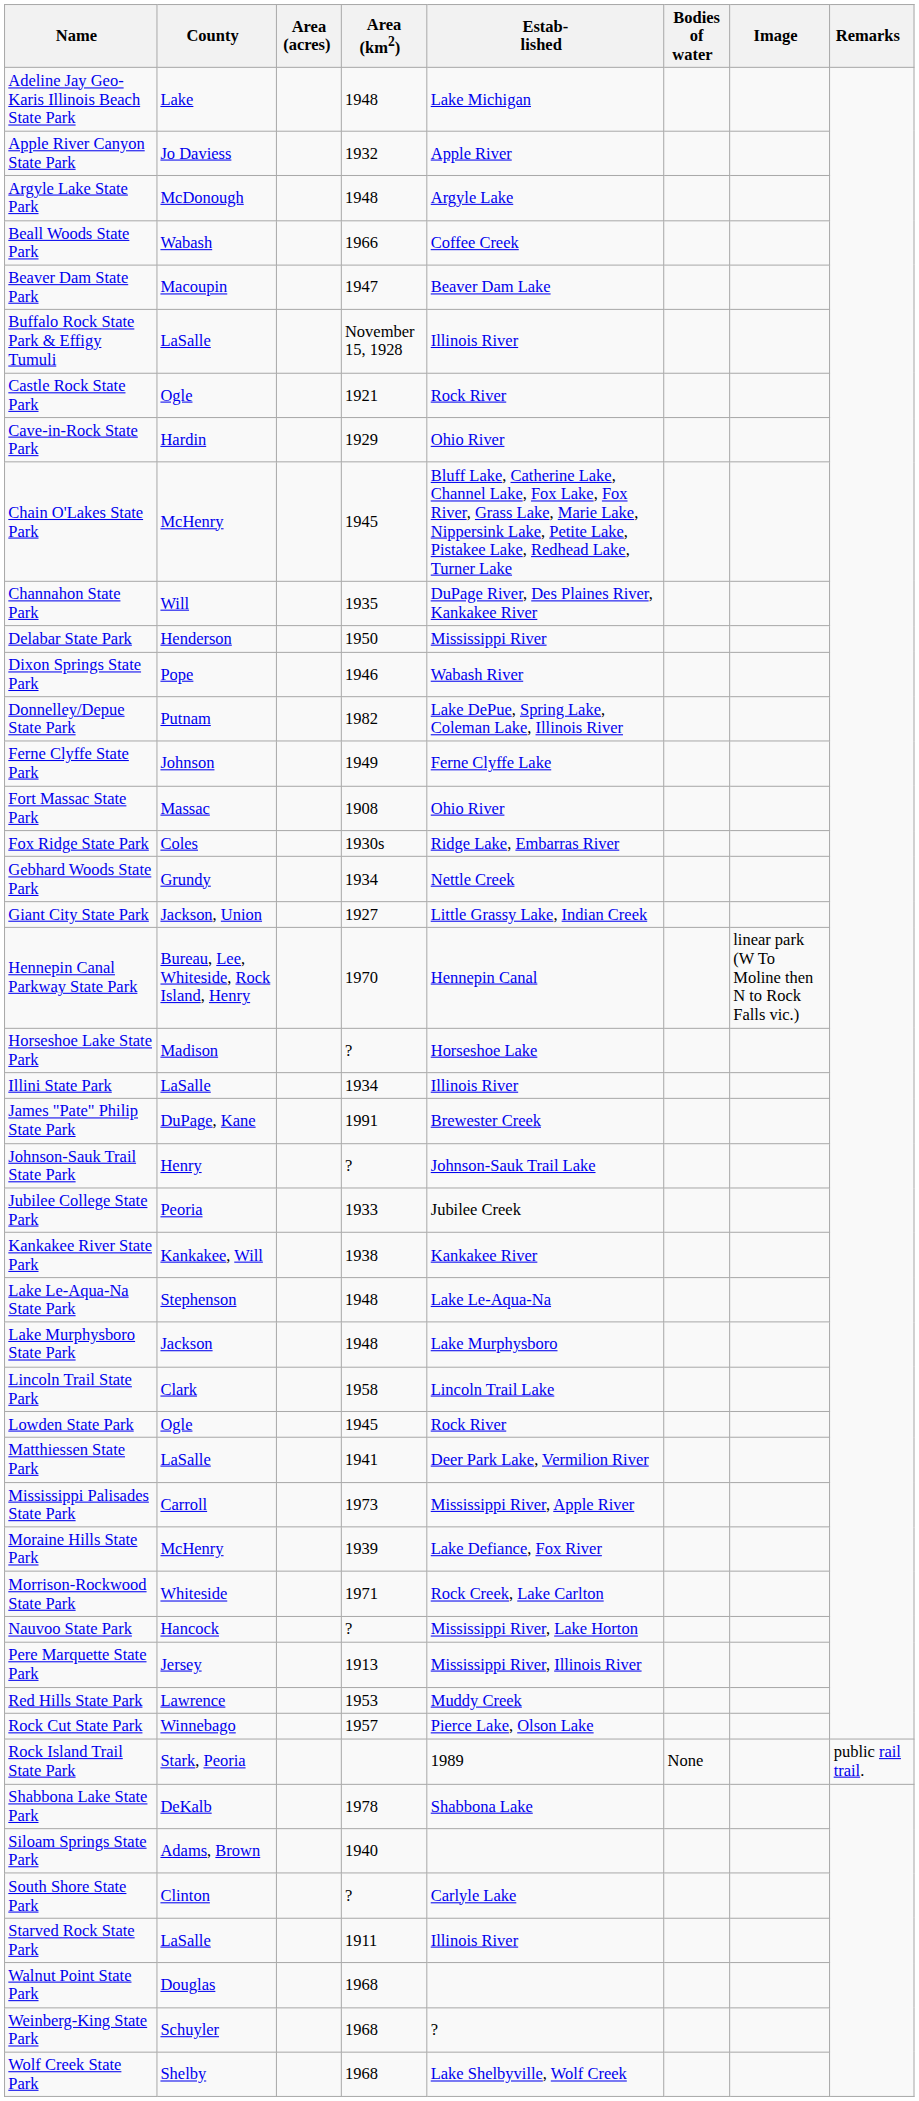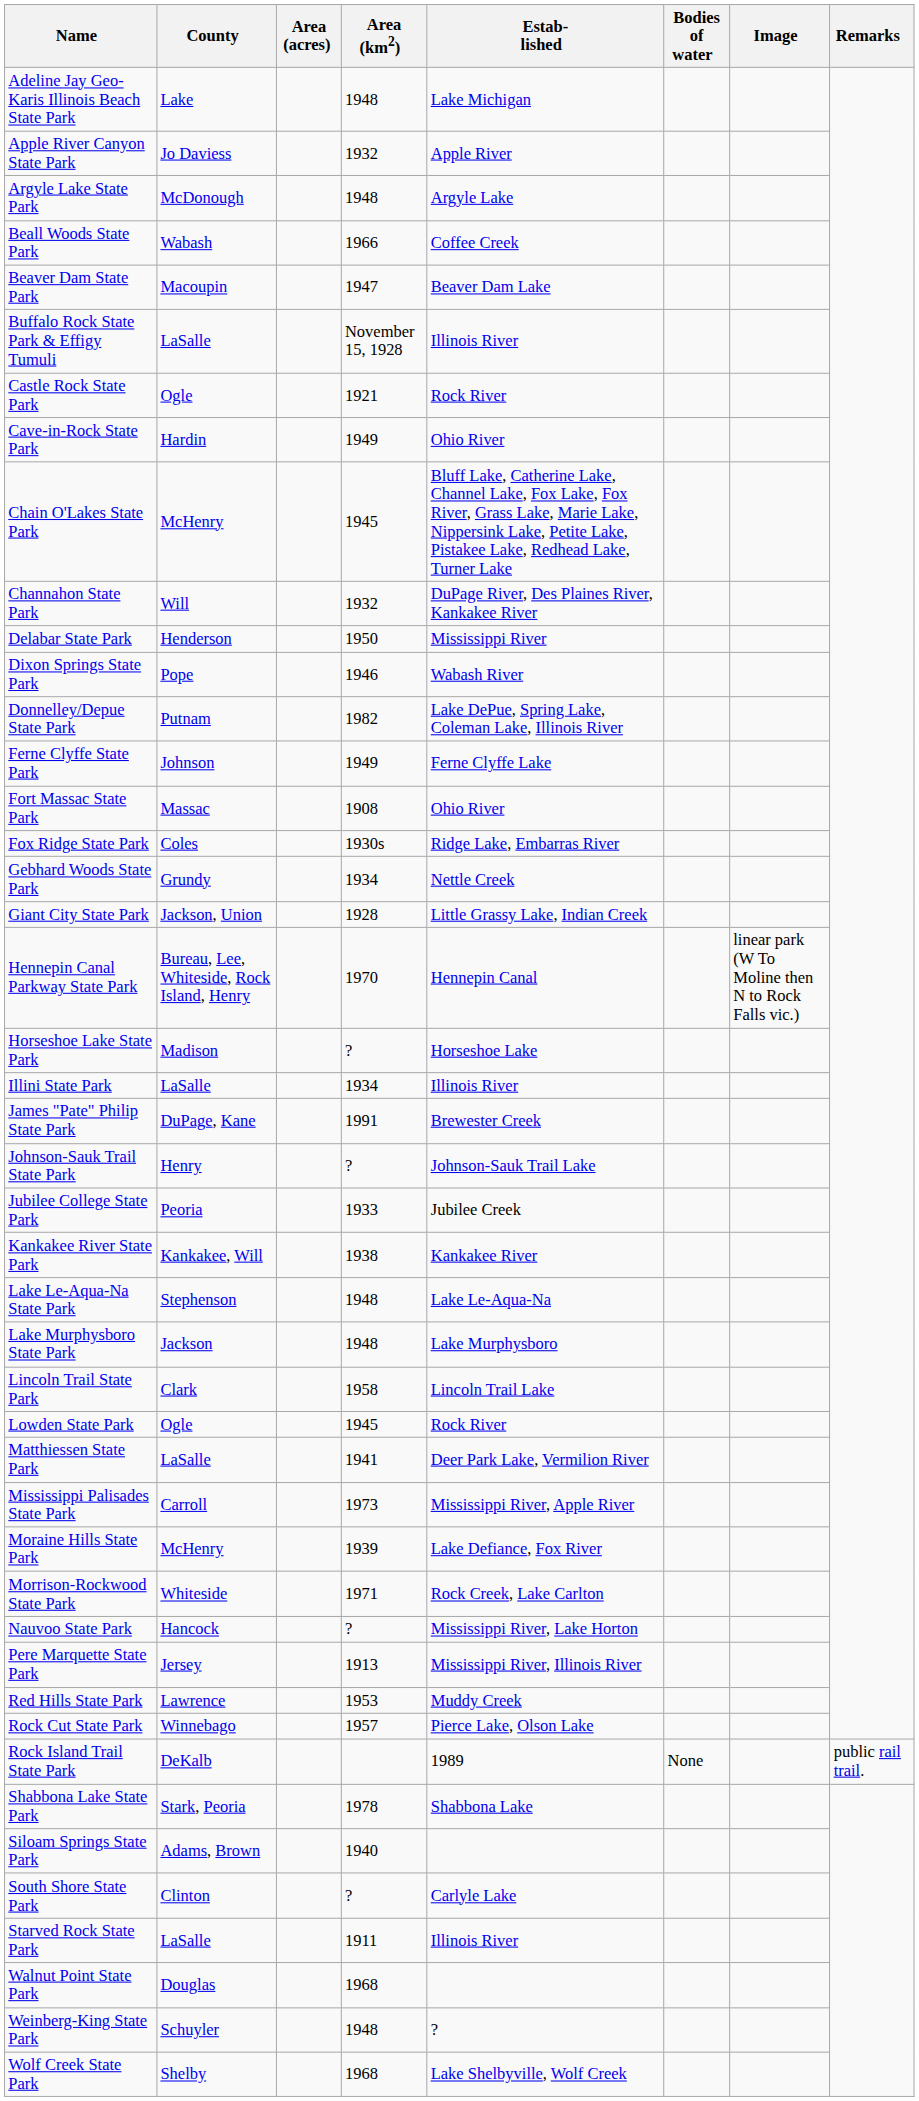(361, 439) 1929 -> (361, 439) 1949
(361, 603) 1935 -> (361, 603) 1932
(361, 914) 1927 -> (361, 914) 1928
(203, 1761) Stark, Peoria -> (186, 1761) DeKalb
(186, 1806) DeKalb -> (203, 1806) Stark, Peoria
(361, 2029) 1968 -> (361, 2029) 1948
